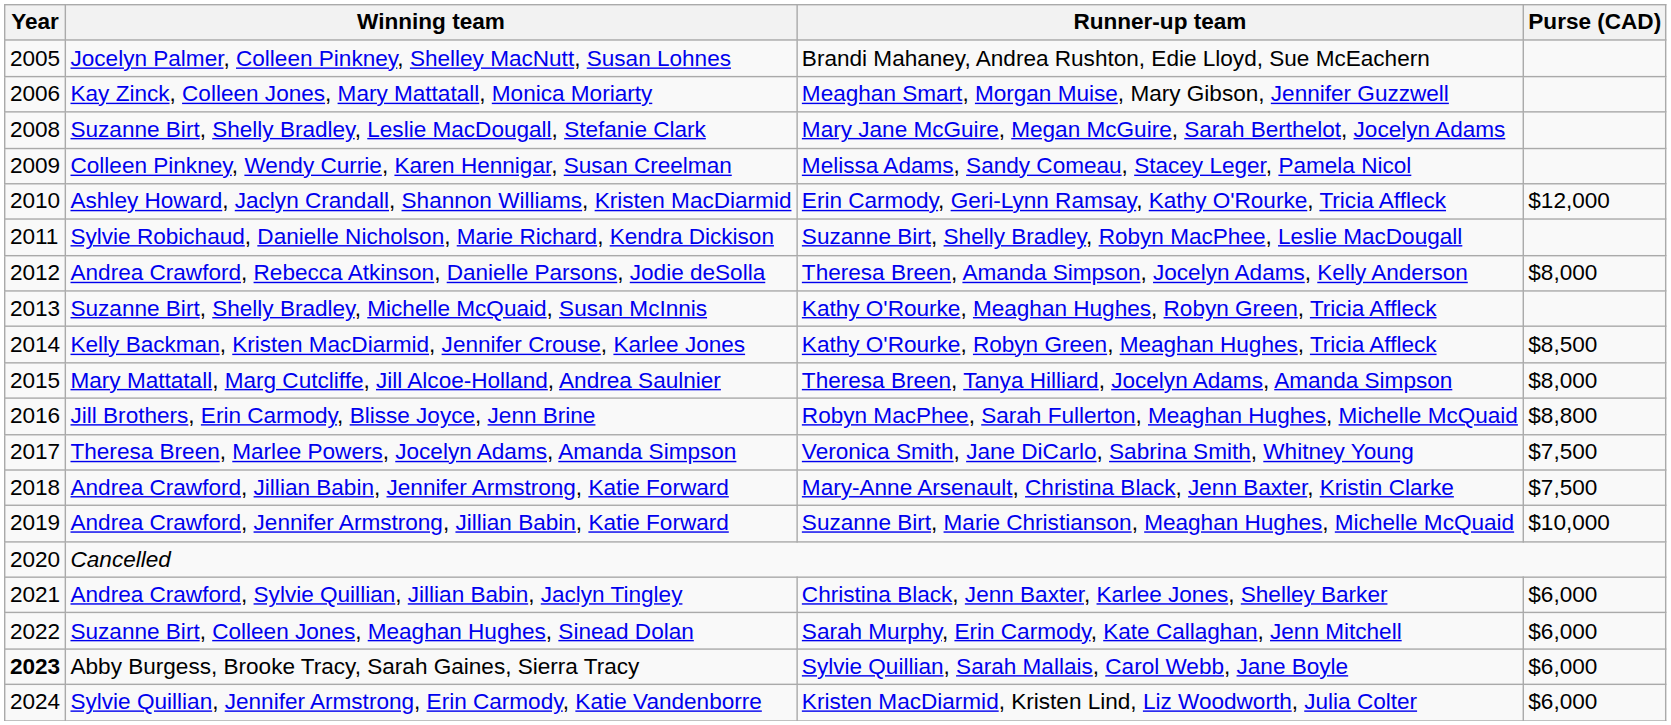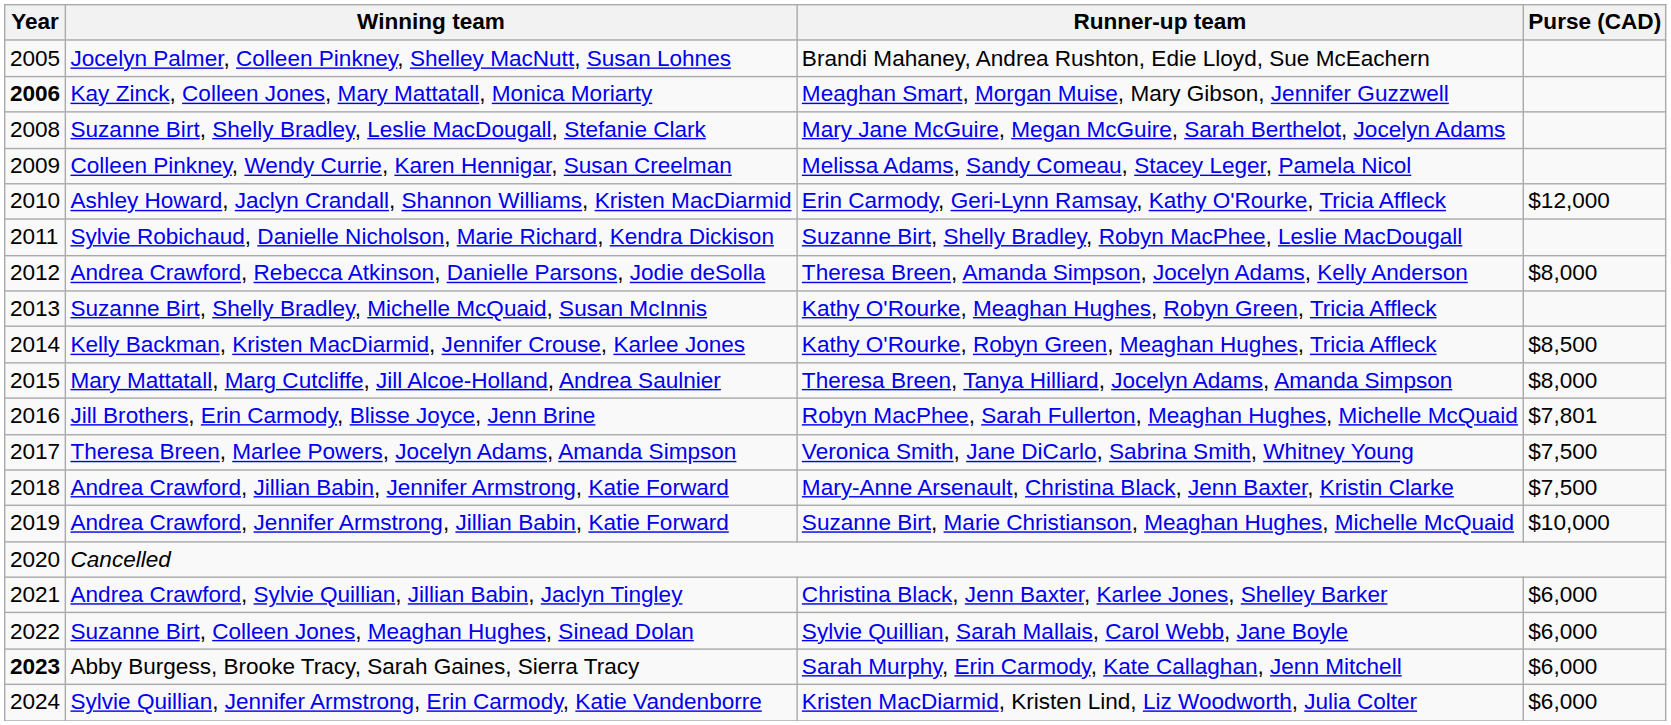(35, 93) normal -> (35, 93) bold
(1563, 415) $8,800 -> (1563, 415) $7,801
(1102, 630) Sarah Murphy, Erin Carmody, Kate Callaghan, Jenn Mitchell -> (1075, 630) Sylvie Quillian, Sarah Mallais, Carol Webb, Jane Boyle
(1075, 666) Sylvie Quillian, Sarah Mallais, Carol Webb, Jane Boyle -> (1102, 666) Sarah Murphy, Erin Carmody, Kate Callaghan, Jenn Mitchell
